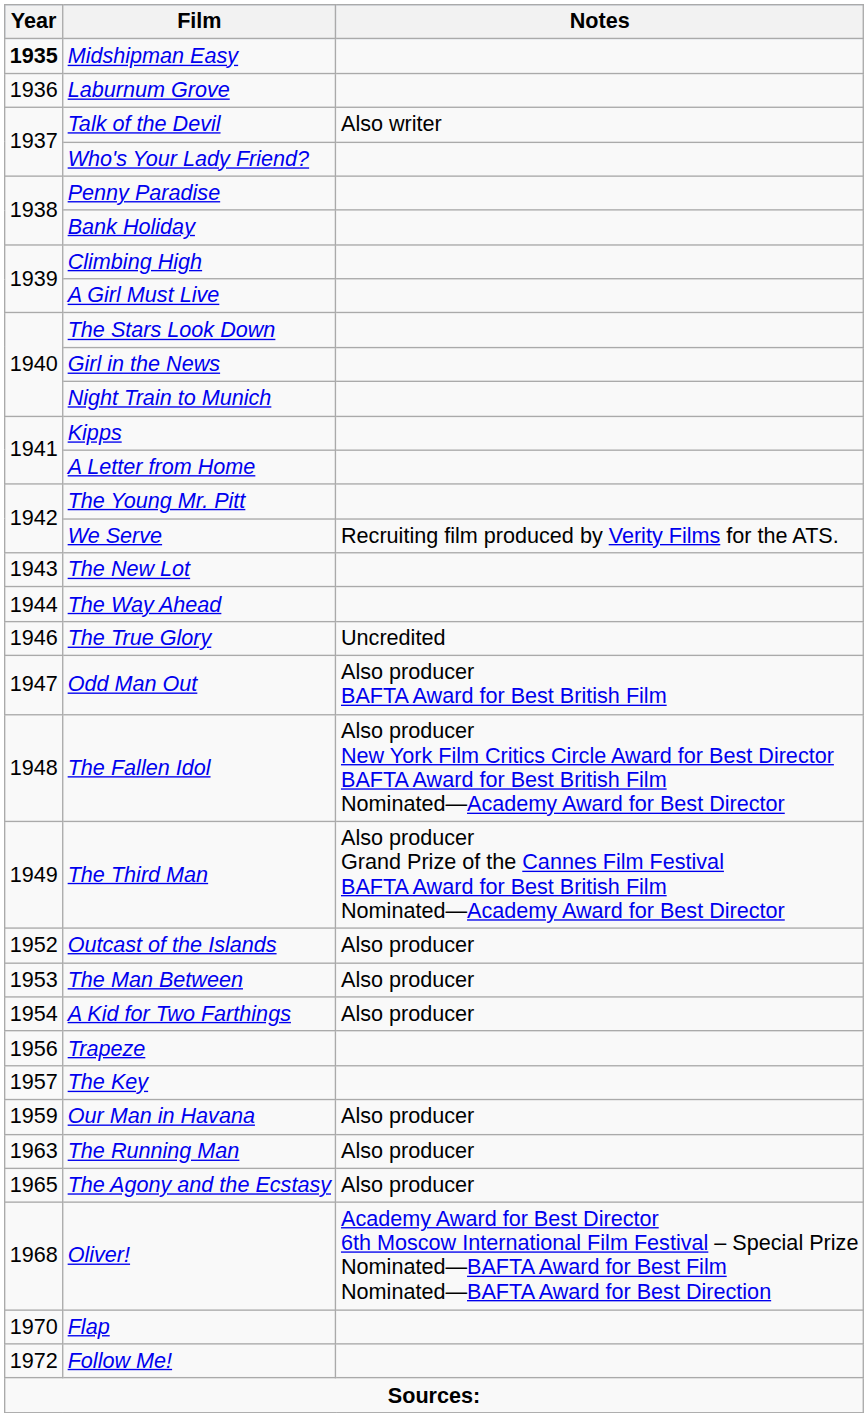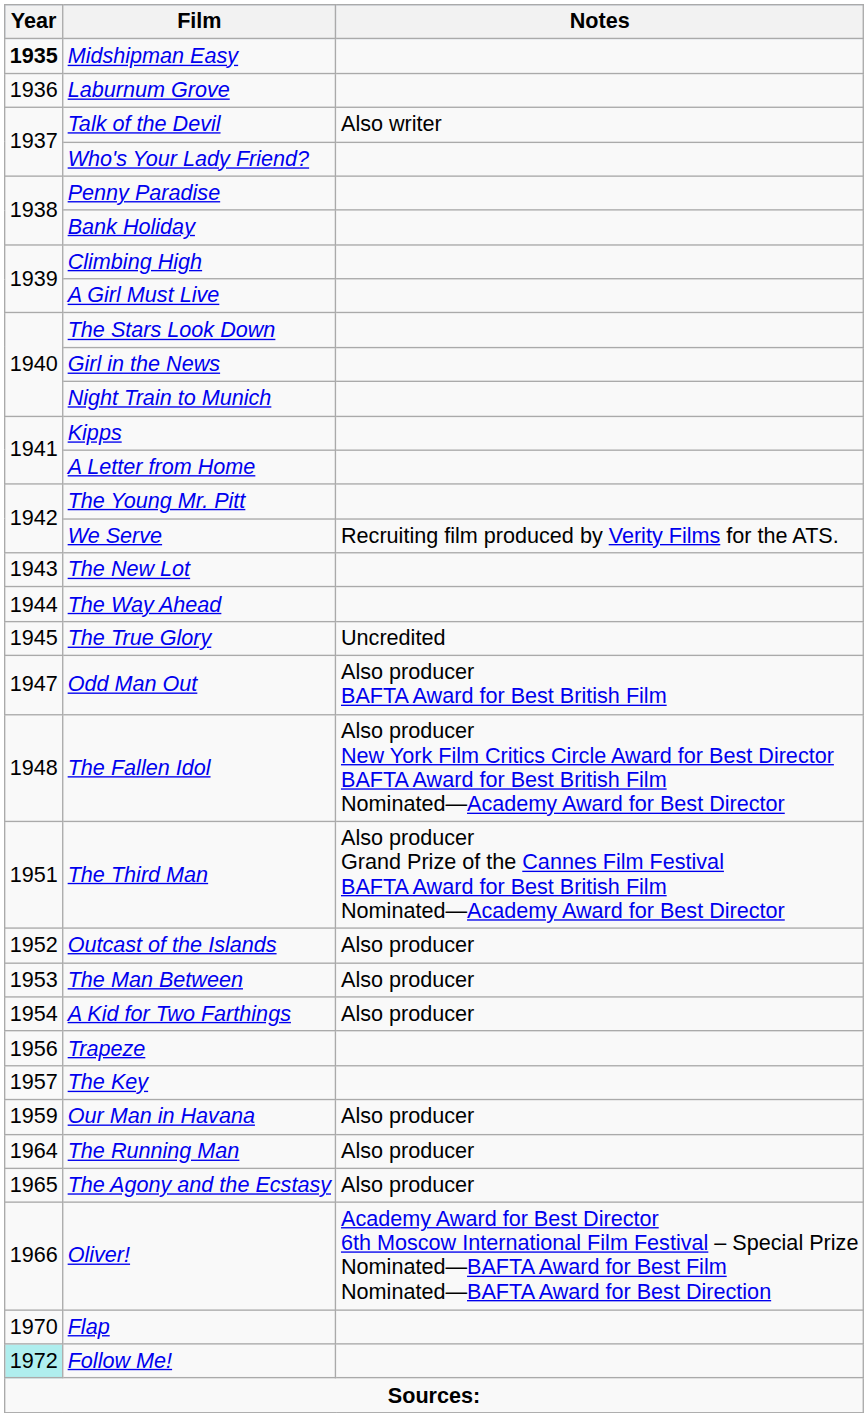(34, 638) 1946 -> (34, 638) 1945
(34, 874) 1949 -> (34, 874) 1951
(34, 1150) 1963 -> (34, 1150) 1964
(34, 1255) 1968 -> (34, 1255) 1966
(34, 1360) no background -> (34, 1360) paleturquoise background
